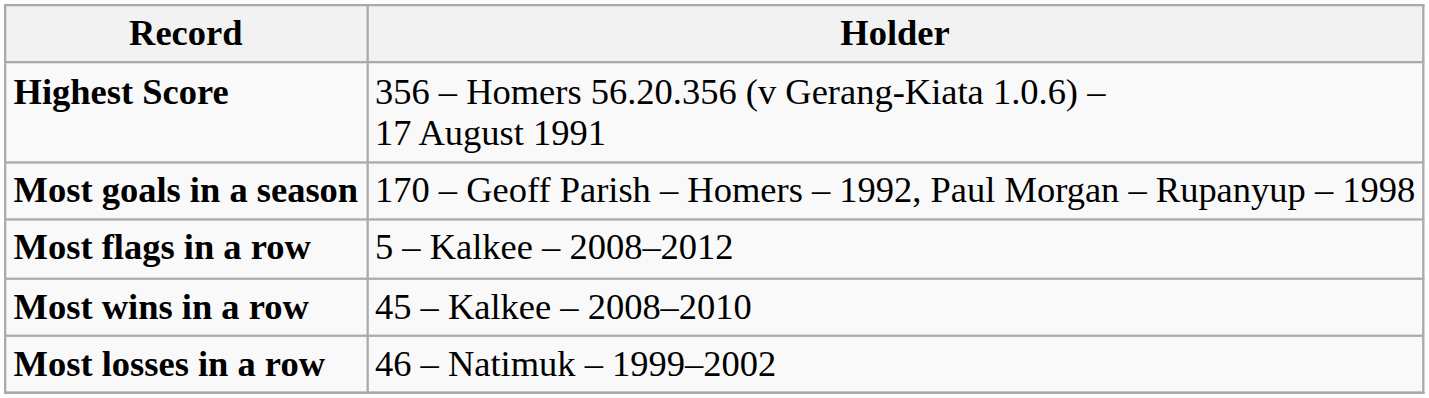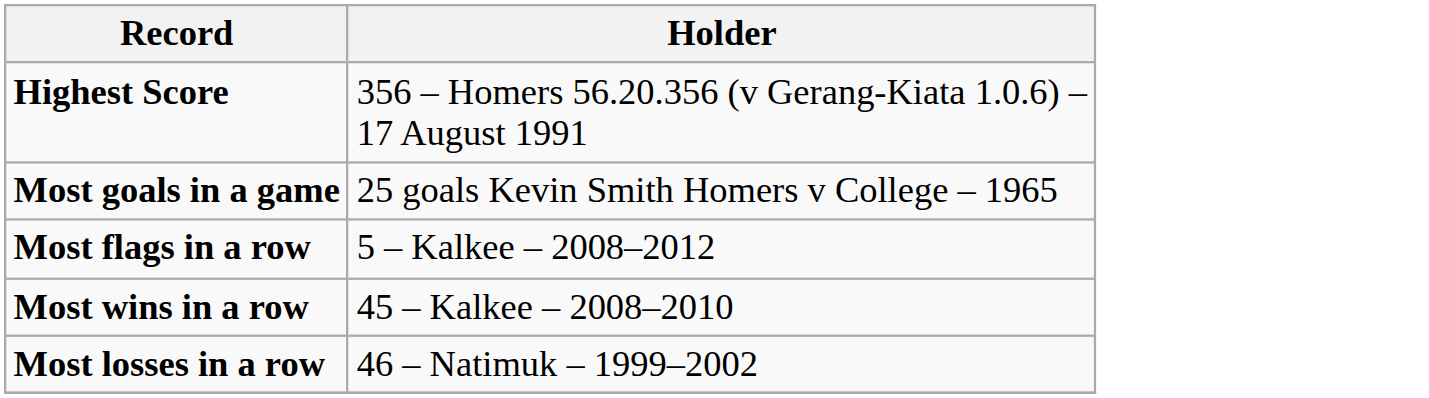+ row: (177, 190)
- row: (186, 190)
